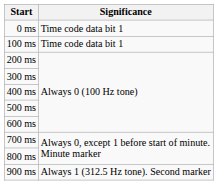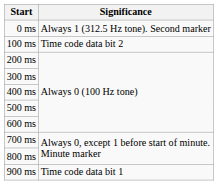(82, 28) Time code data bit 1 -> (126, 28) Always 1 (312.5 Hz tone). Second marker
(82, 44) Time code data bit 1 -> (82, 44) Time code data bit 2
(126, 172) Always 1 (312.5 Hz tone). Second marker -> (82, 172) Time code data bit 1
